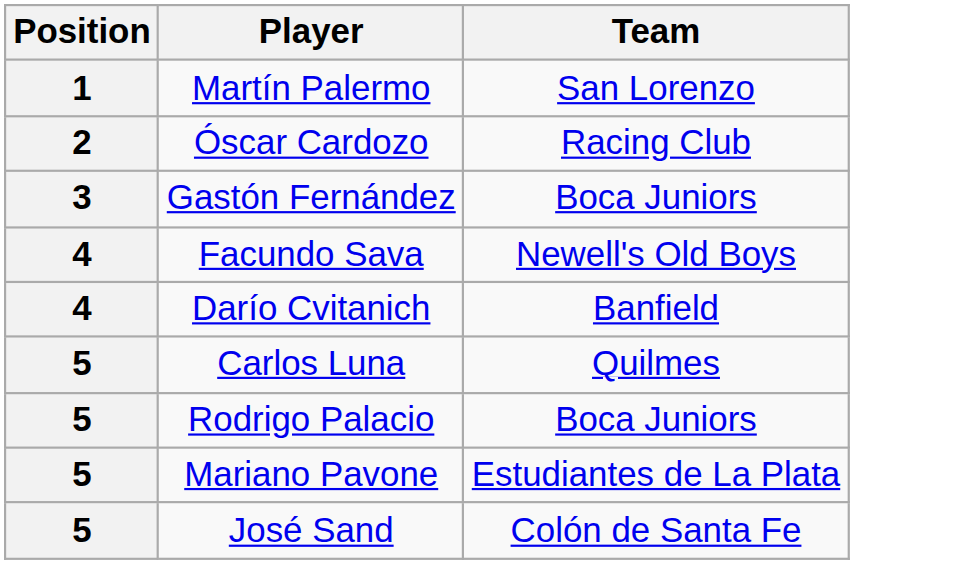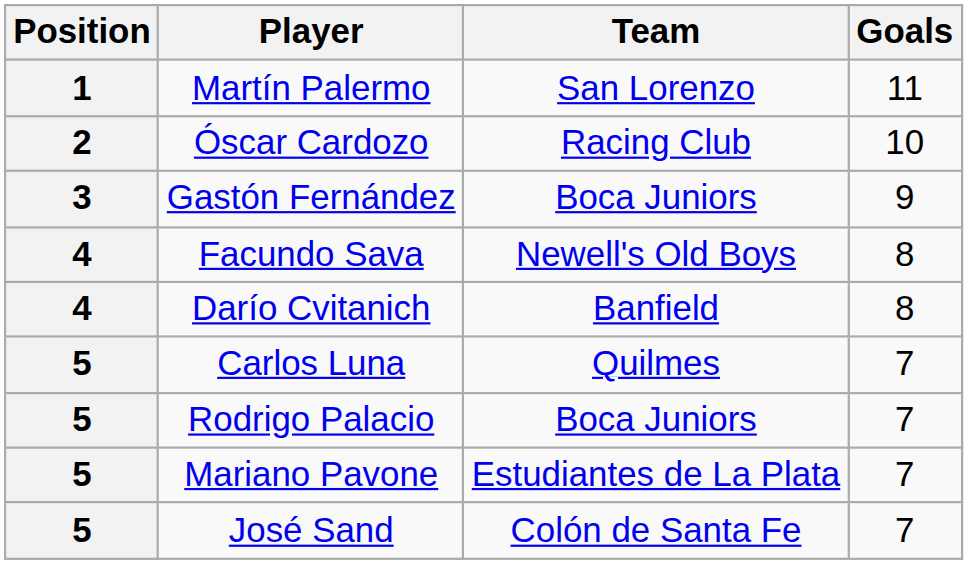+ column: (905, 32)
